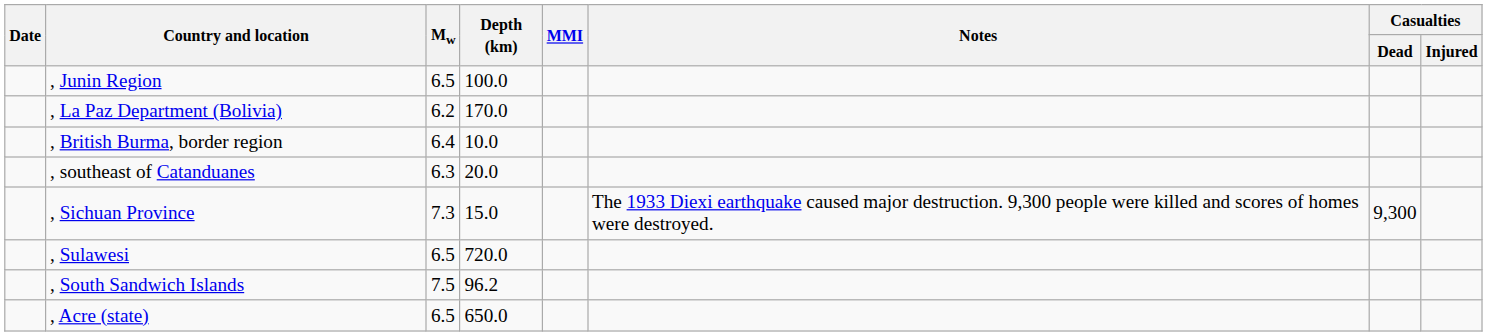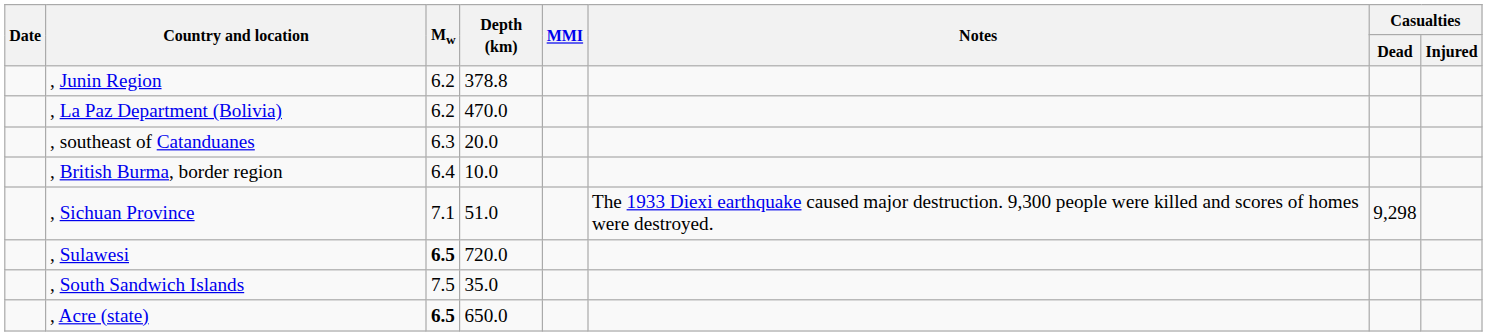(443, 80) 6.5 -> (443, 80) 6.2
(486, 80) 100.0 -> (486, 80) 378.8
(486, 111) 170.0 -> (486, 111) 470.0
rows swapped: (166, 141) <-> (152, 171)
(443, 213) 7.3 -> (443, 213) 7.1
(481, 213) 15.0 -> (481, 213) 51.0
(1395, 213) 9,300 -> (1395, 213) 9,298
(443, 254) normal -> (443, 254) bold
(481, 284) 96.2 -> (481, 284) 35.0
(443, 315) normal -> (443, 315) bold
